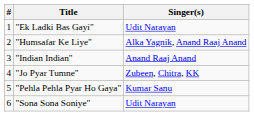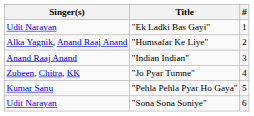columns swapped: (9, 12) <-> (186, 12)
